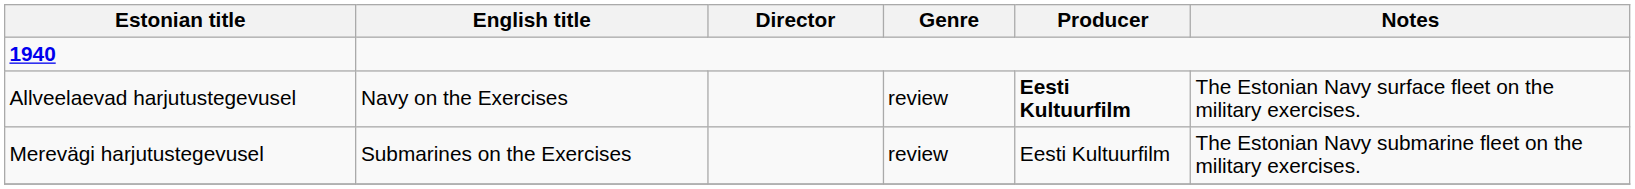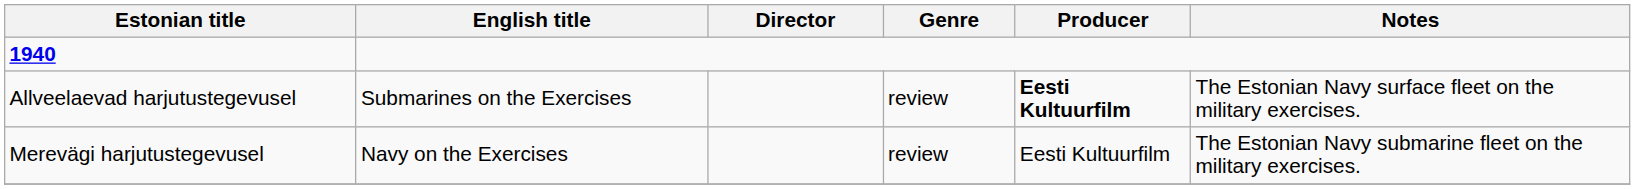(464, 98) Navy on the Exercises -> (496, 98) Submarines on the Exercises
(496, 155) Submarines on the Exercises -> (464, 155) Navy on the Exercises
